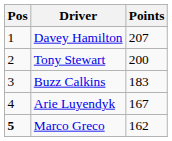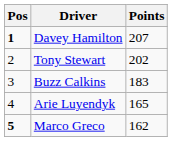(11, 37) normal -> (11, 37) bold
(139, 59) 200 -> (139, 59) 202
(139, 103) 167 -> (139, 103) 165
